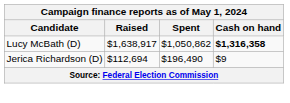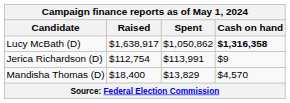(127, 59) $112,694 -> (129, 59) $112,754
(182, 59) $196,490 -> (184, 59) $113,991
+ row: (56, 75)
